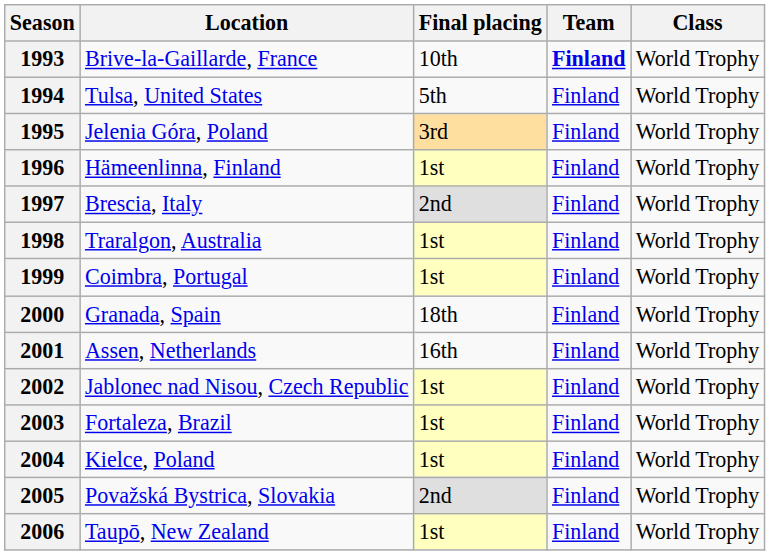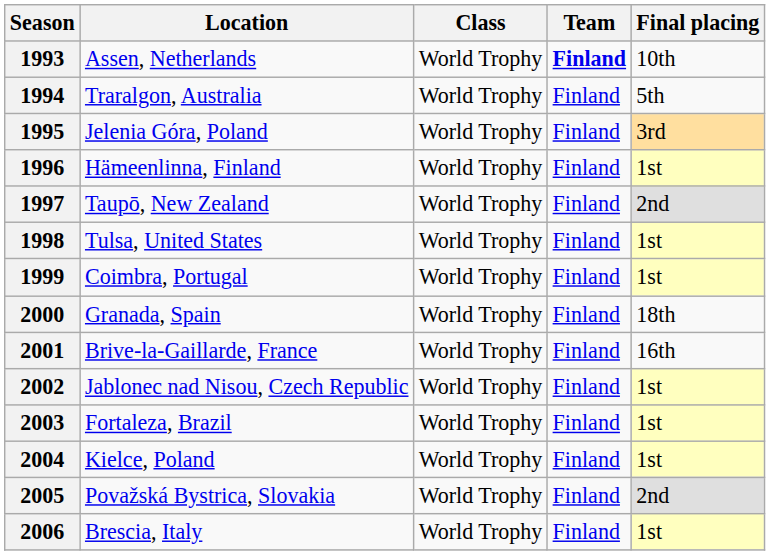columns swapped: (697, 22) <-> (480, 22)
(201, 59) Brive-la-Gaillarde, France -> (171, 59) Assen, Netherlands
(174, 95) Tulsa, United States -> (173, 95) Traralgon, Australia
(144, 204) Brescia, Italy -> (177, 204) Taupō, New Zealand
(173, 240) Traralgon, Australia -> (174, 240) Tulsa, United States
(171, 349) Assen, Netherlands -> (201, 349) Brive-la-Gaillarde, France
(177, 531) Taupō, New Zealand -> (144, 531) Brescia, Italy
